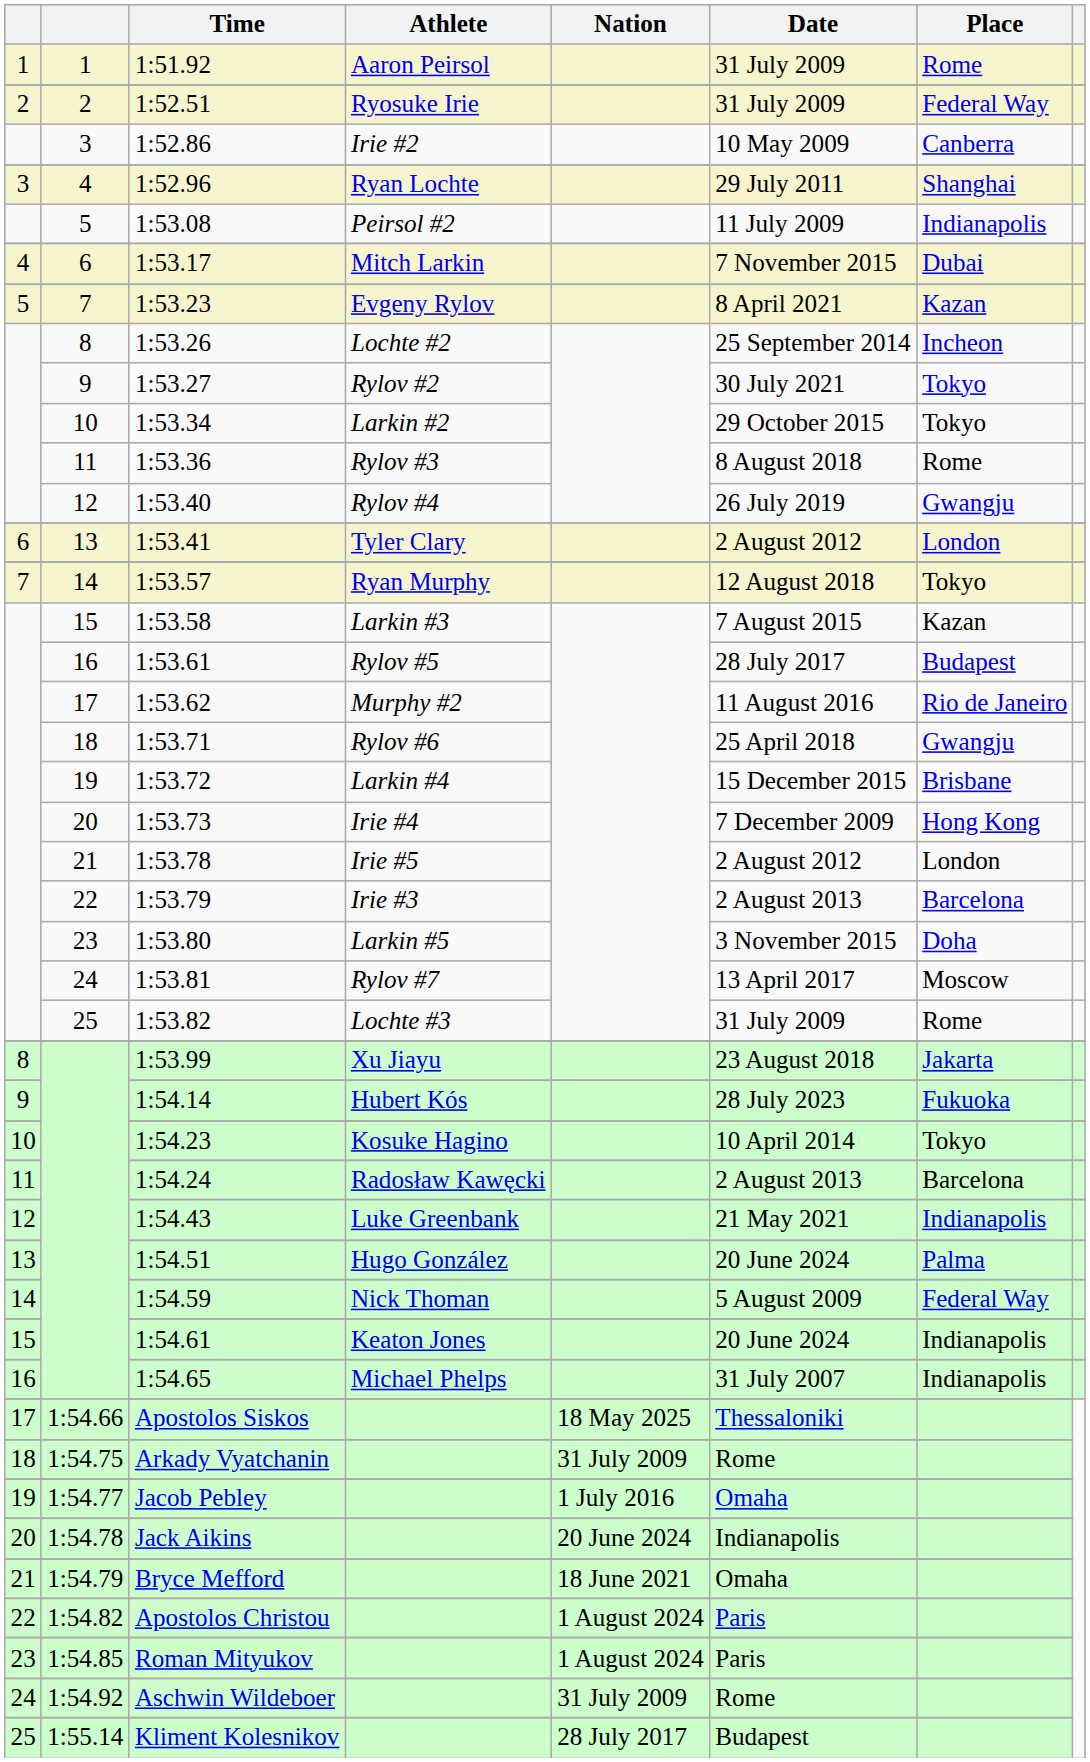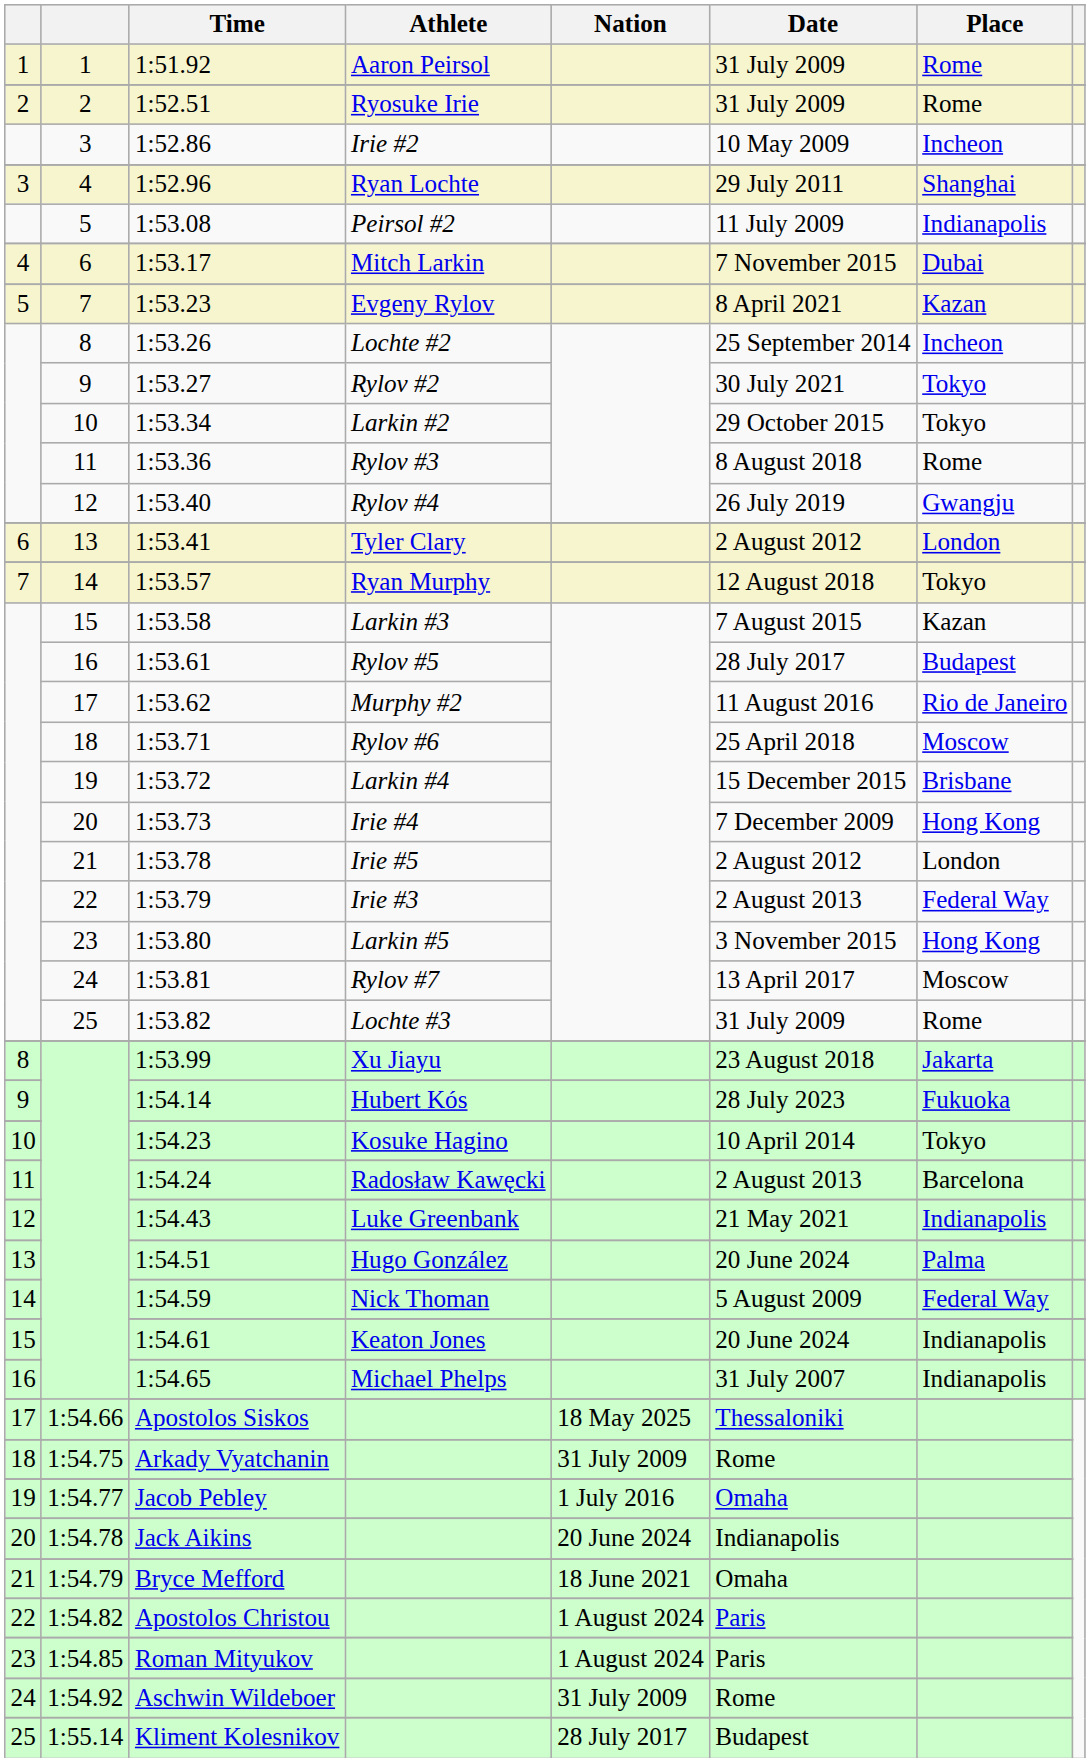(985, 104) Federal Way -> (952, 104) Rome
(968, 143) Canberra -> (963, 143) Incheon
(968, 741) Gwangju -> (965, 741) Moscow
(973, 900) Barcelona -> (985, 900) Federal Way
(949, 940) Doha -> (981, 940) Hong Kong
